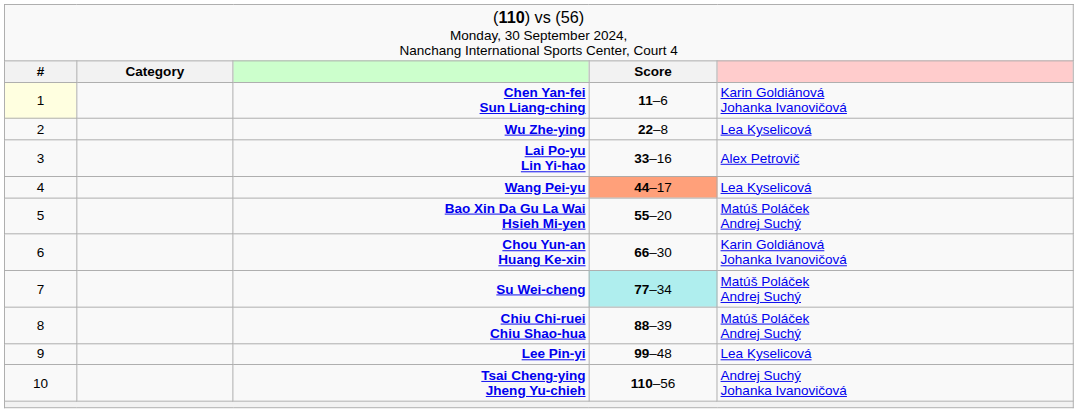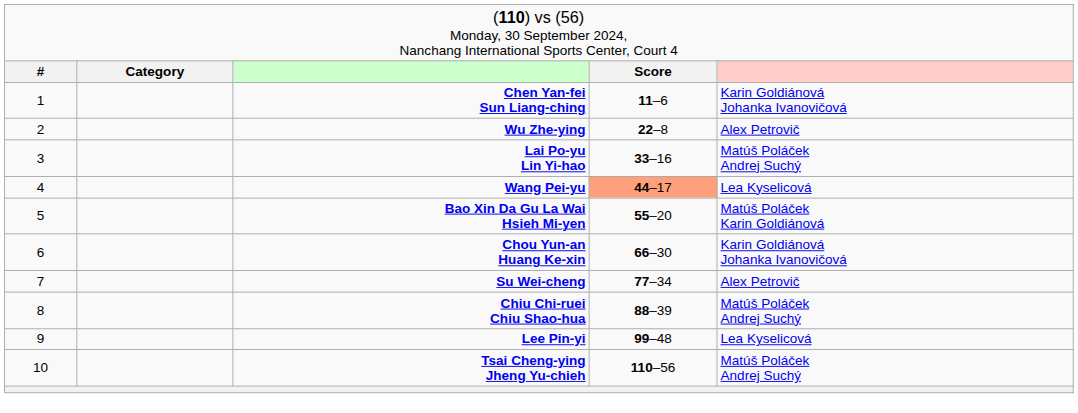(40, 101) lightyellow background -> (40, 101) no background
(766, 130) Lea Kyselicová -> (760, 130) Alex Petrovič
(760, 158) Alex Petrovič -> (765, 158) Matúš Poláček Andrej Suchý
(765, 216) Matúš Poláček Andrej Suchý -> (772, 216) Matúš Poláček Karin Goldiánová
(653, 289) paleturquoise background -> (653, 282) no background
(765, 289) Matúš Poláček Andrej Suchý -> (760, 282) Alex Petrovič
(784, 383) Andrej Suchý Johanka Ivanovičová -> (765, 368) Matúš Poláček Andrej Suchý
